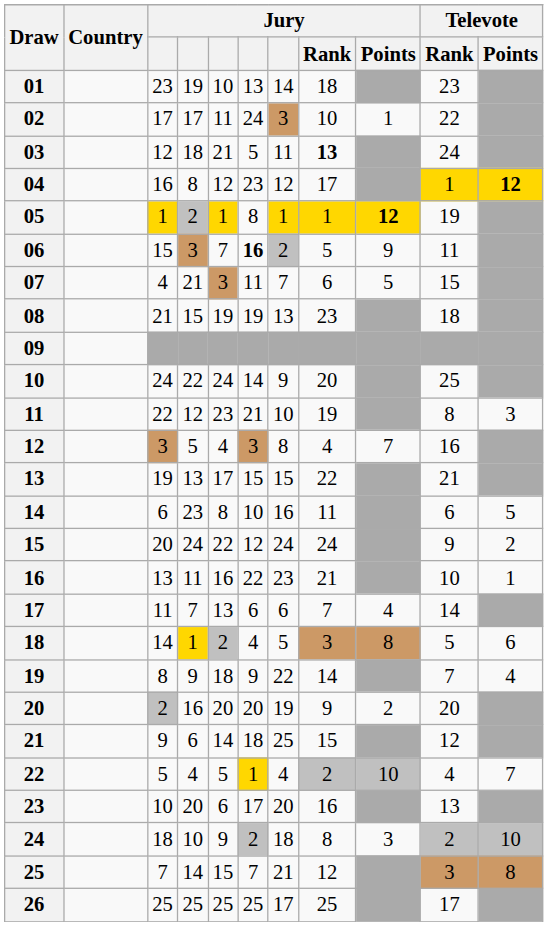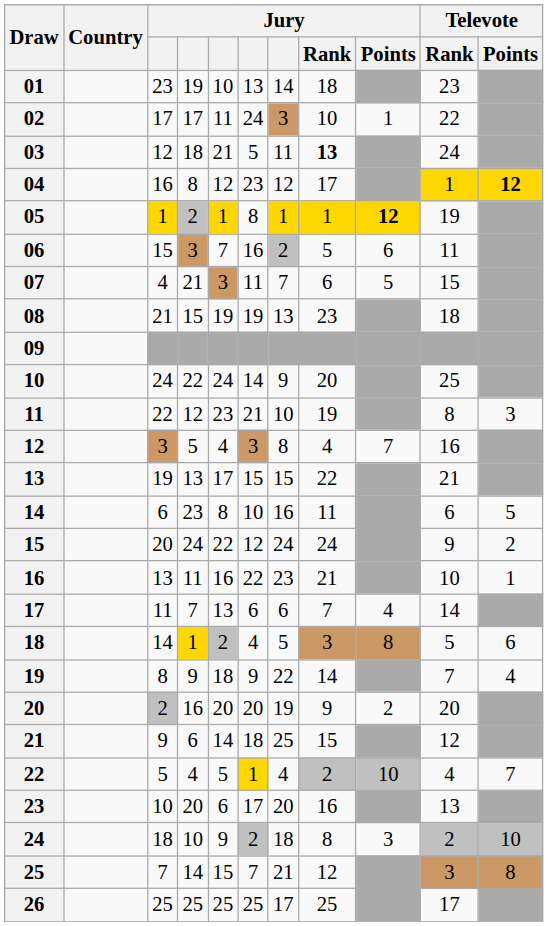(253, 250) bold -> (253, 250) normal
(388, 250) 9 -> (388, 250) 6
